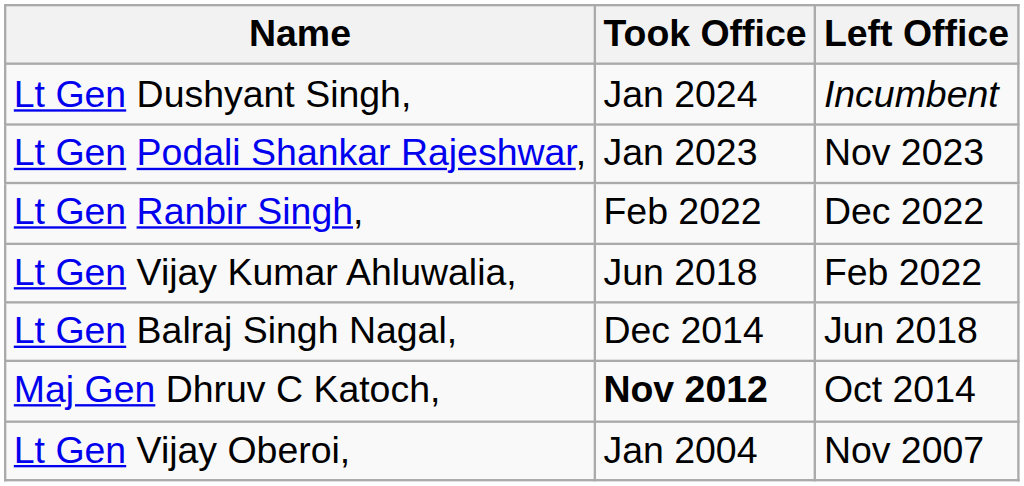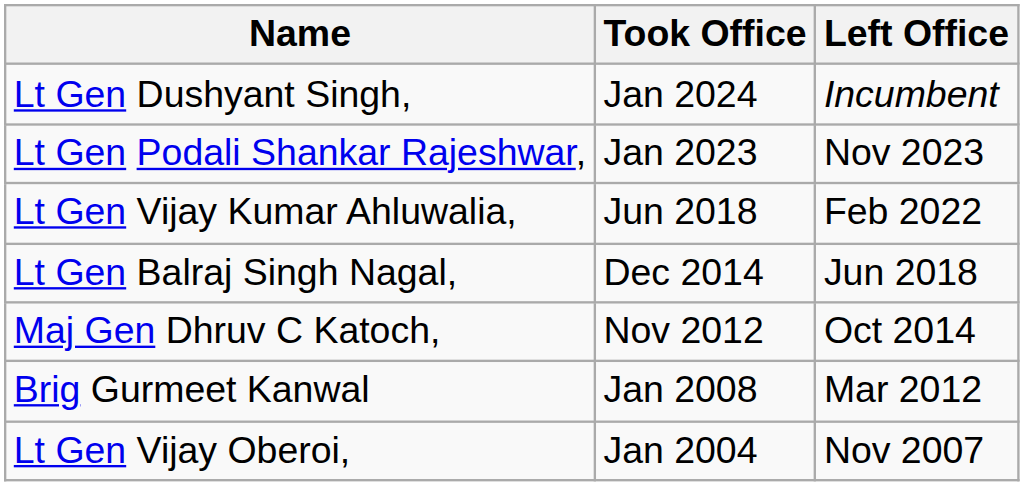- row: (189, 212)
(686, 390) bold -> (684, 331) normal
+ row: (192, 390)
